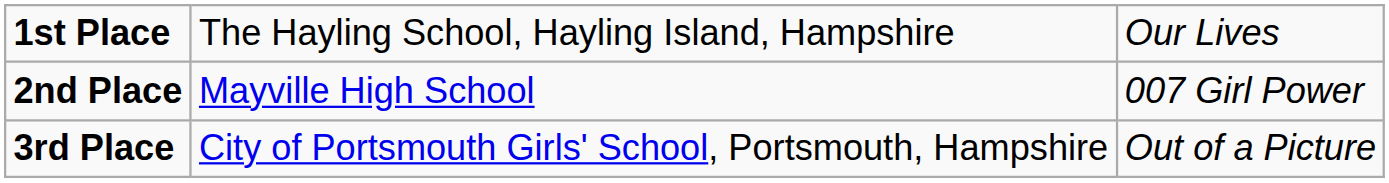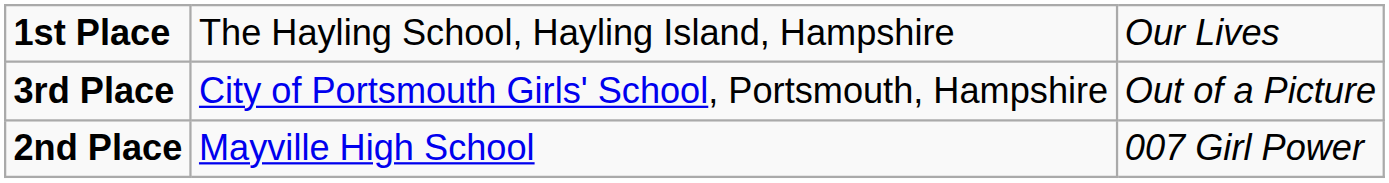rows swapped: (98, 90) <-> (94, 147)
